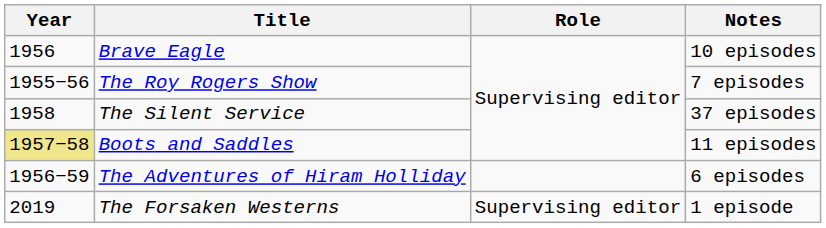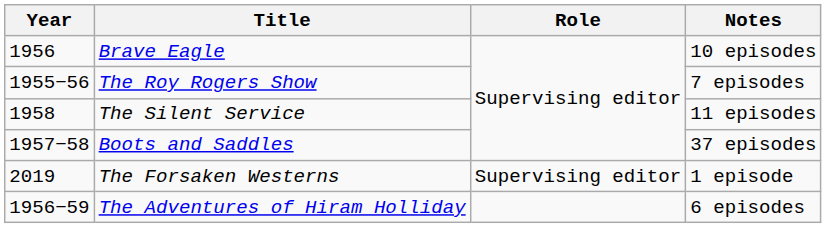(753, 114) 37 episodes -> (753, 114) 11 episodes
(49, 145) khaki background -> (49, 145) no background
(753, 145) 11 episodes -> (753, 145) 37 episodes
rows swapped: (282, 176) <-> (219, 207)
